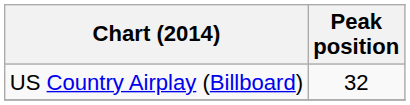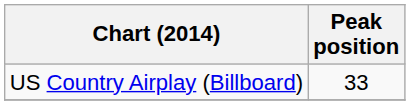(356, 81) 32 -> (356, 81) 33
